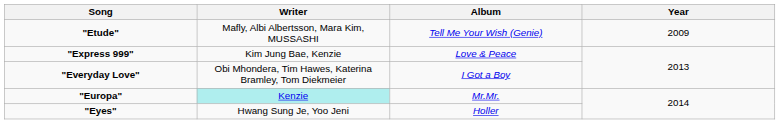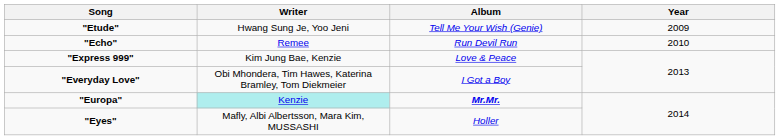(293, 33) Mafly, Albi Albertsson, Mara Kim, MUSSASHI -> (293, 27) Hwang Sung Je, Yoo Jeni
+ row: (101, 43)
(486, 96) normal -> (486, 100) bold
(293, 111) Hwang Sung Je, Yoo Jeni -> (293, 121) Mafly, Albi Albertsson, Mara Kim, MUSSASHI
